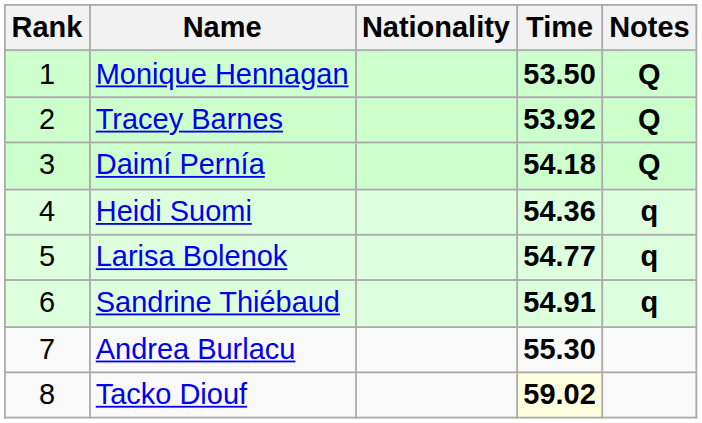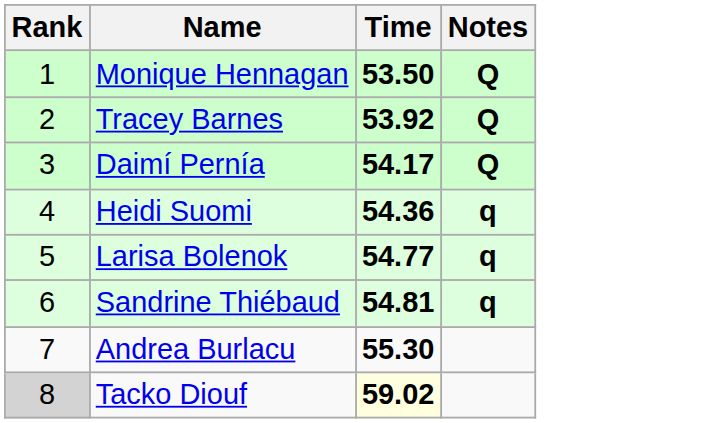- column: (436, 27)
(560, 165) 54.18 -> (398, 165) 54.17
(560, 303) 54.91 -> (398, 303) 54.81
(47, 394) no background -> (47, 394) lightgrey background
